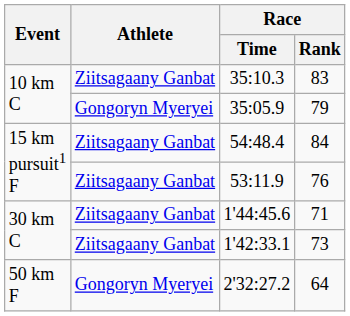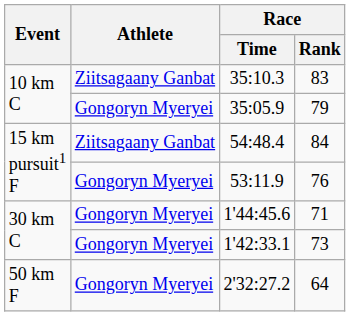(145, 181) Ziitsagaany Ganbat -> (144, 181) Gongoryn Myeryei
(145, 215) Ziitsagaany Ganbat -> (144, 215) Gongoryn Myeryei
(145, 245) Ziitsagaany Ganbat -> (144, 245) Gongoryn Myeryei
